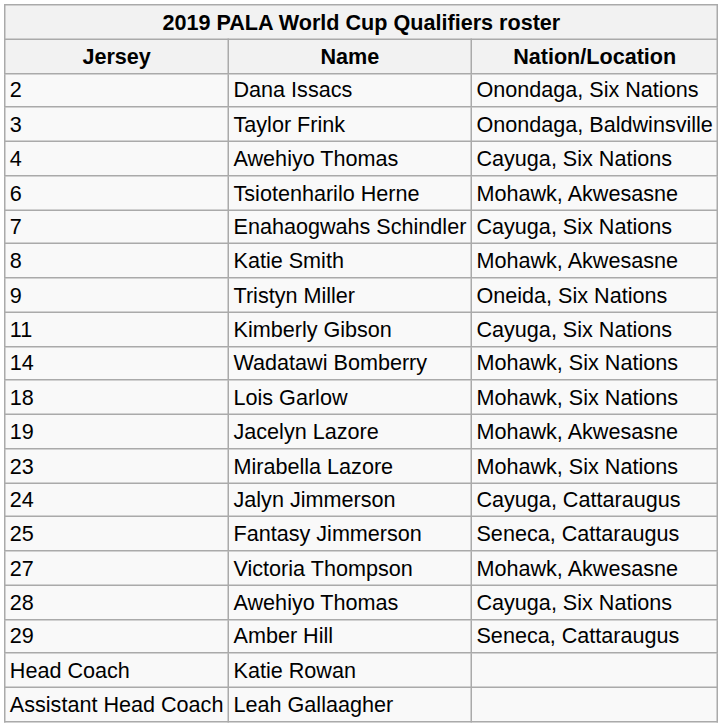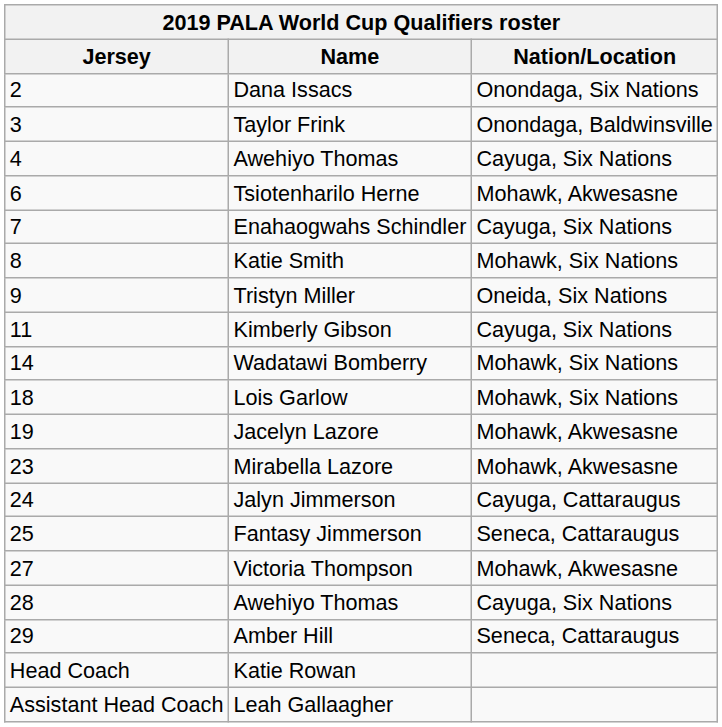(577, 261) Mohawk, Akwesasne -> (577, 261) Mohawk, Six Nations
(577, 466) Mohawk, Six Nations -> (577, 466) Mohawk, Akwesasne
